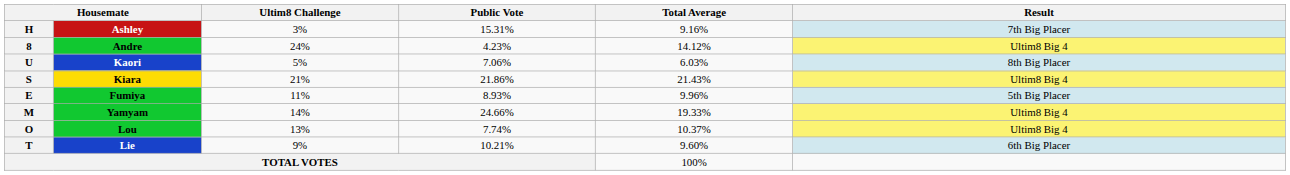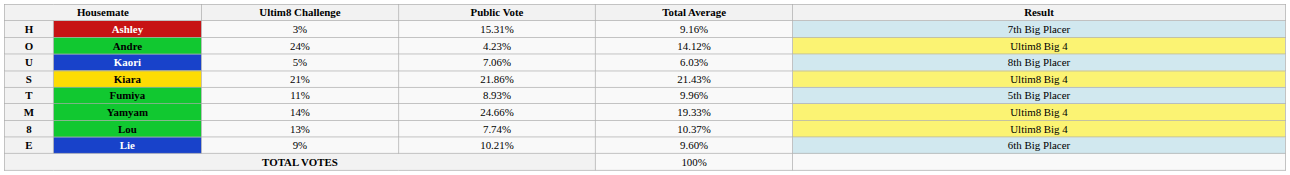(29, 46) 8 -> (29, 46) O
(29, 96) E -> (29, 96) T
(29, 129) O -> (29, 129) 8
(29, 145) T -> (29, 145) E
